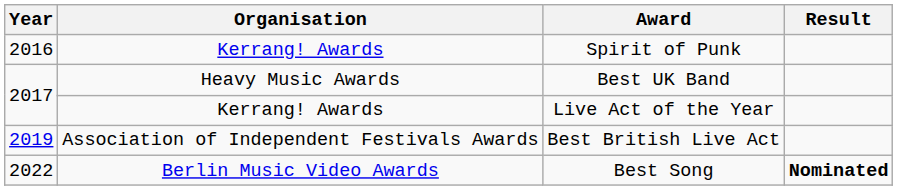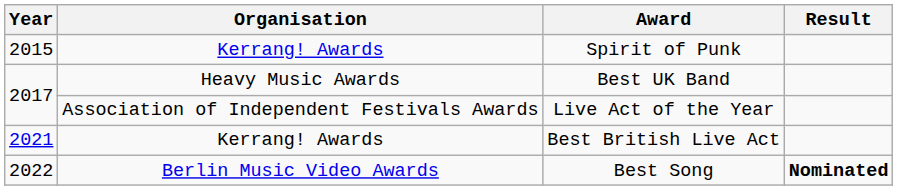(31, 50) 2016 -> (31, 50) 2015
(300, 110) Kerrang! Awards -> (300, 110) Association of Independent Festivals Awards
(31, 140) 2019 -> (31, 140) 2021
(300, 140) Association of Independent Festivals Awards -> (300, 140) Kerrang! Awards
